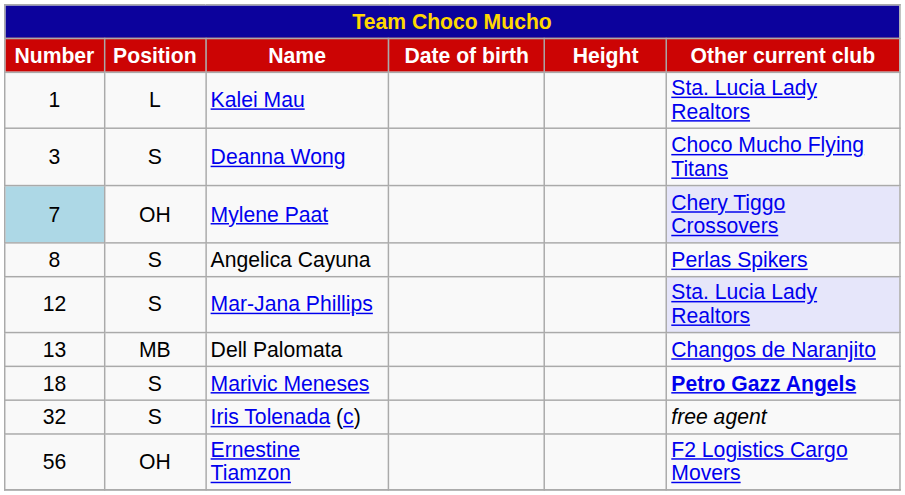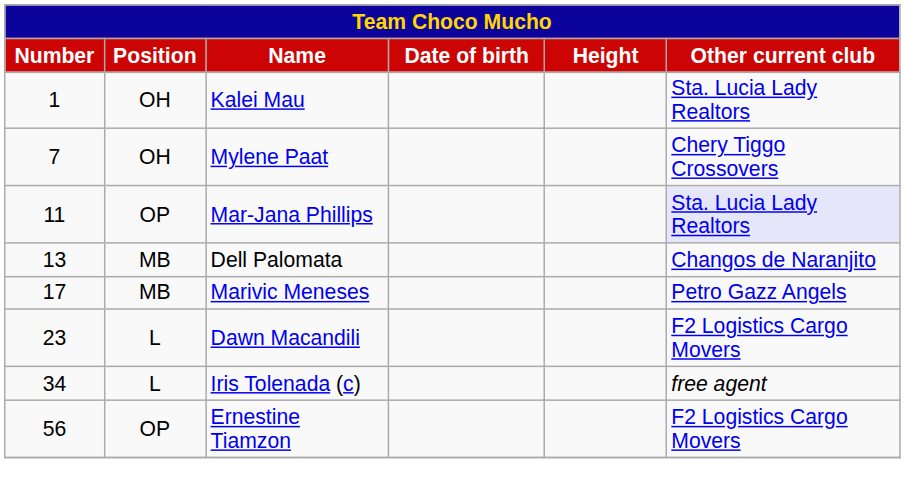(155, 100) L -> (155, 100) OH
- row: (278, 157)
(54, 214) lightblue background -> (54, 157) no background
(728, 214) lavender background -> (728, 157) no background
- row: (291, 260)
(54, 305) 12 -> (54, 214) 11
(155, 305) S -> (155, 214) OP
(54, 383) 18 -> (54, 293) 17
(155, 383) S -> (155, 293) MB
(764, 383) bold -> (759, 293) normal
+ row: (285, 338)
(54, 417) 32 -> (54, 383) 34
(155, 417) S -> (155, 383) L
(155, 462) OH -> (155, 429) OP
